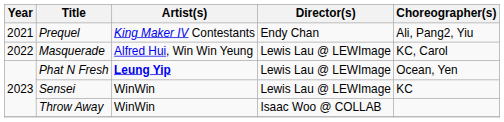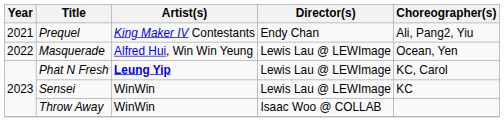(422, 51) KC, Carol -> (427, 51) Ocean, Yen
(427, 70) Ocean, Yen -> (422, 70) KC, Carol
